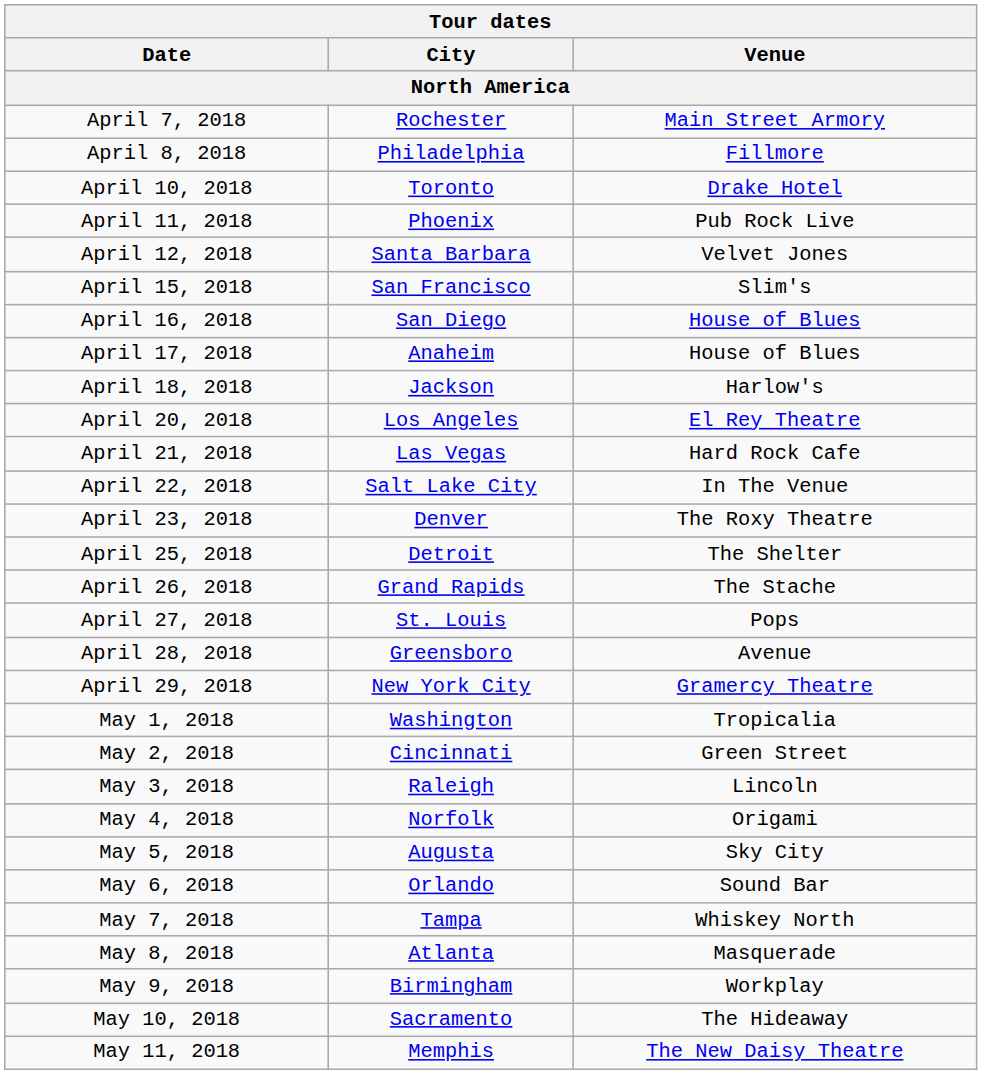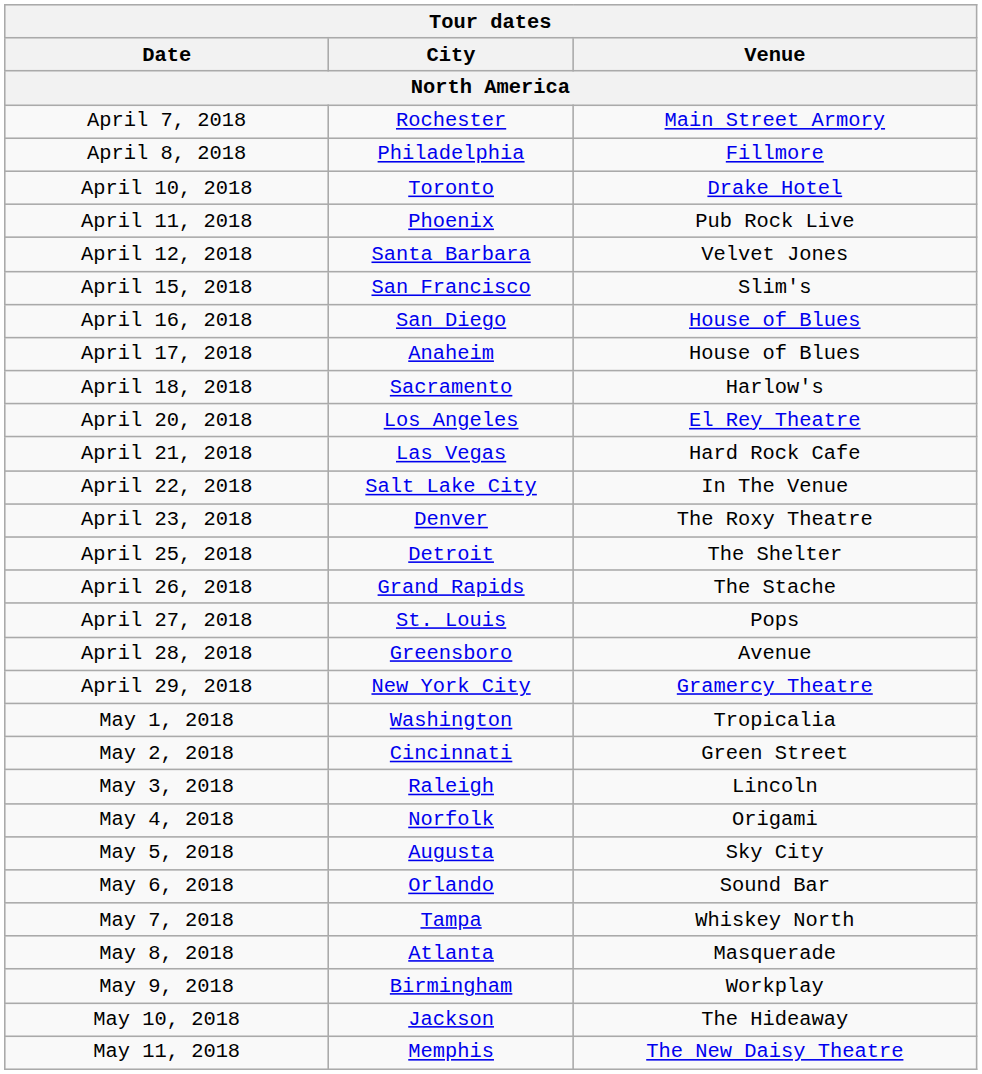(451, 387) Jackson -> (451, 387) Sacramento
(451, 1019) Sacramento -> (451, 1019) Jackson
